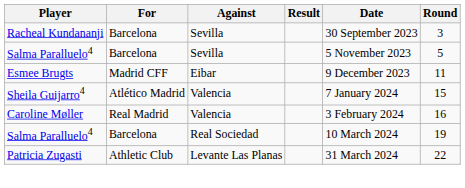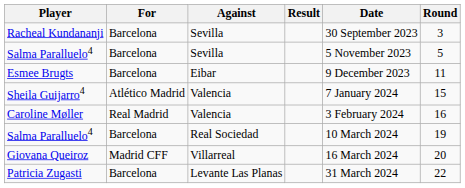(138, 73) Madrid CFF -> (133, 73) Barcelona
+ row: (48, 154)
(141, 154) Athletic Club -> (133, 173) Barcelona
